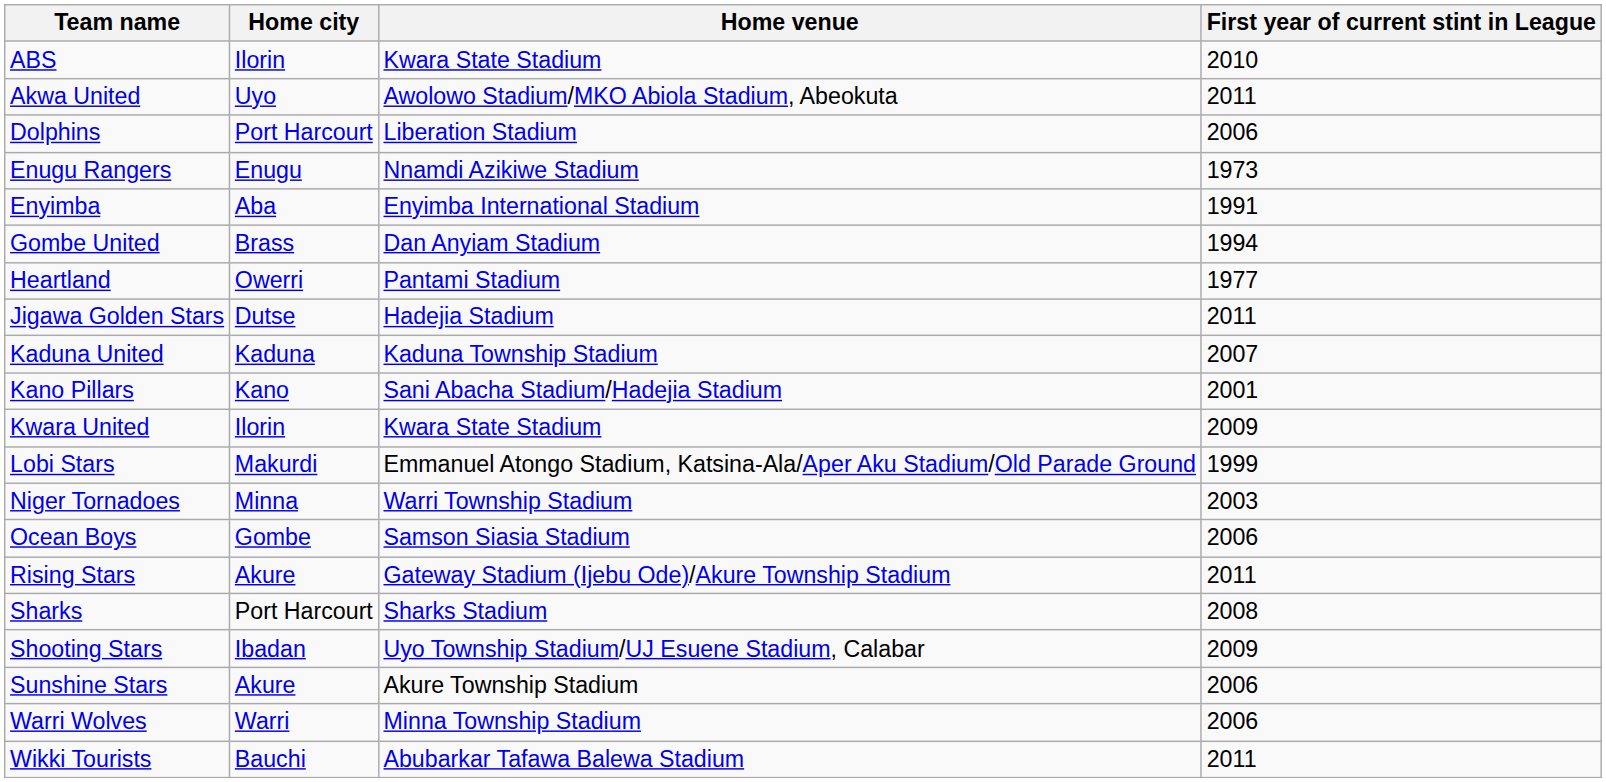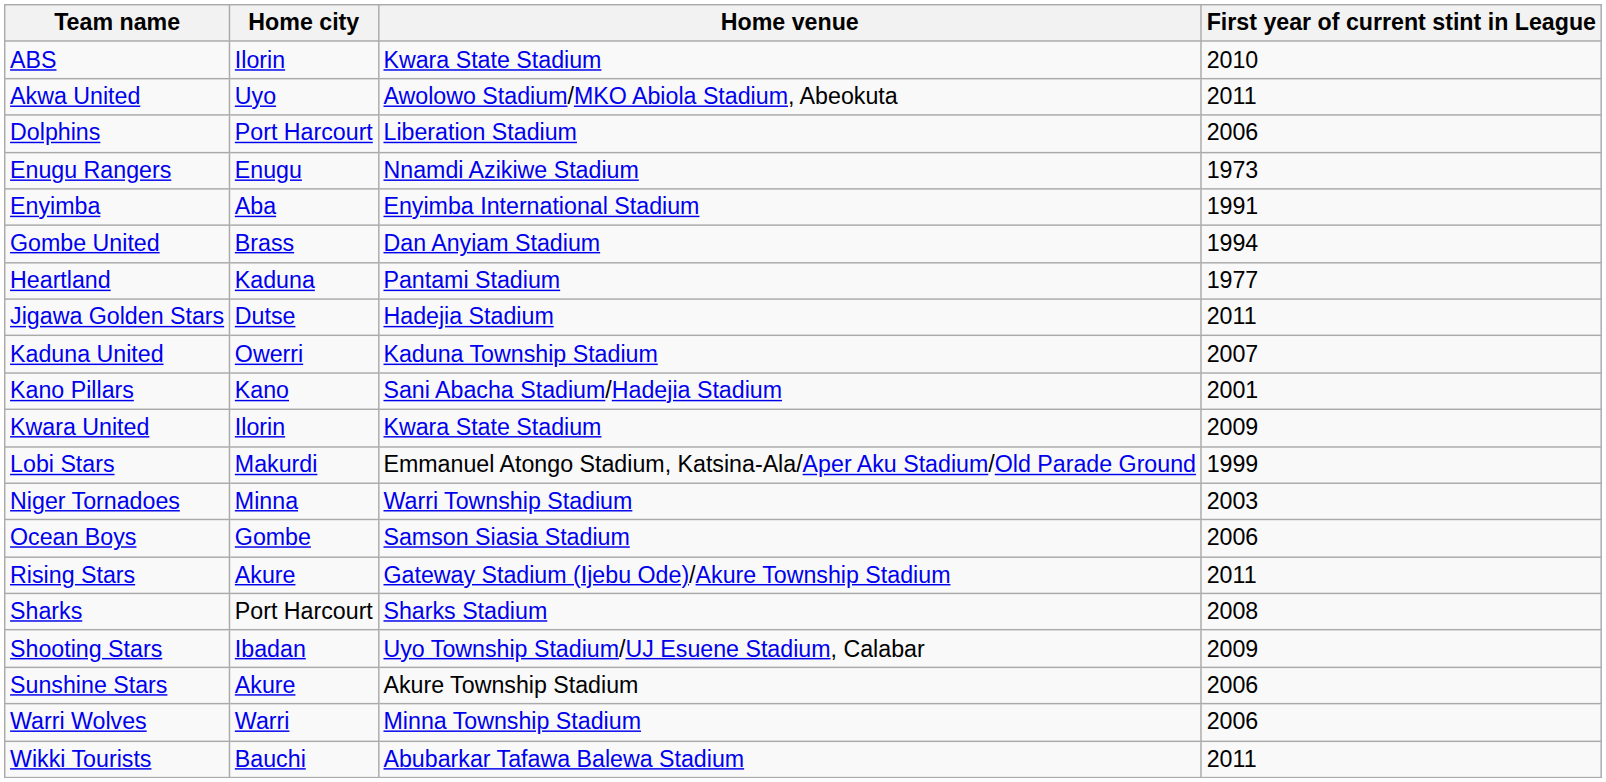(269, 280) Owerri -> (275, 280) Kaduna
(275, 354) Kaduna -> (269, 354) Owerri
